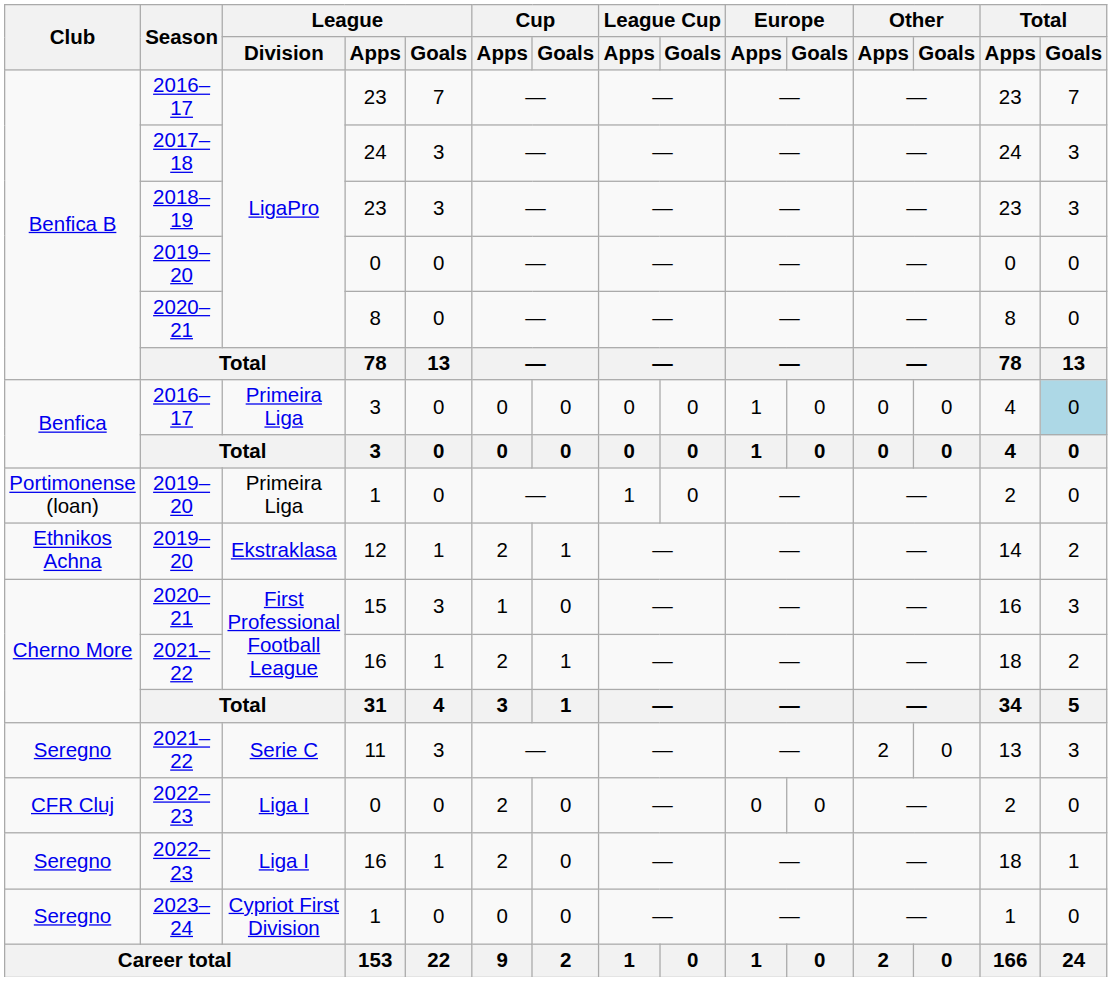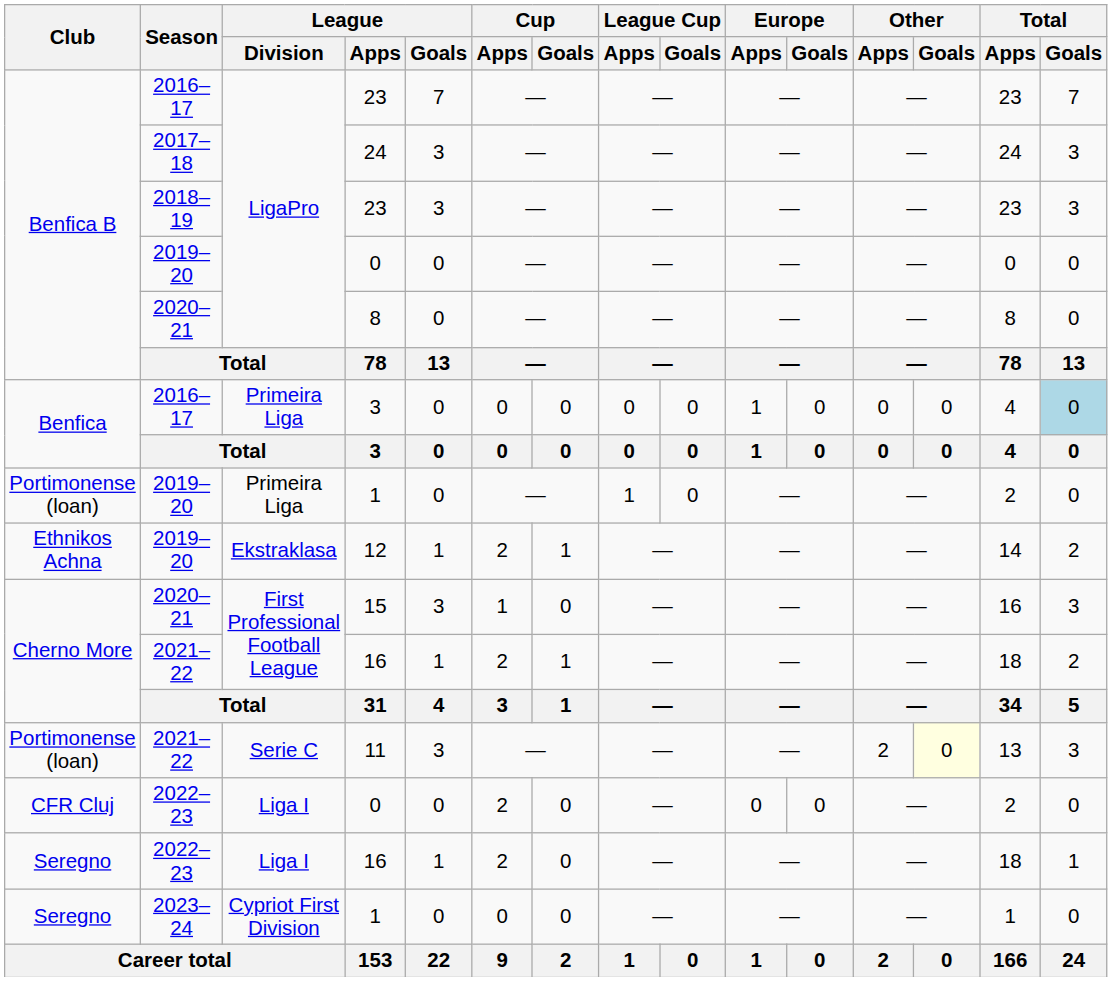(73, 749) Seregno -> (73, 749) Portimonense (loan)
(947, 749) no background -> (947, 749) lightyellow background
